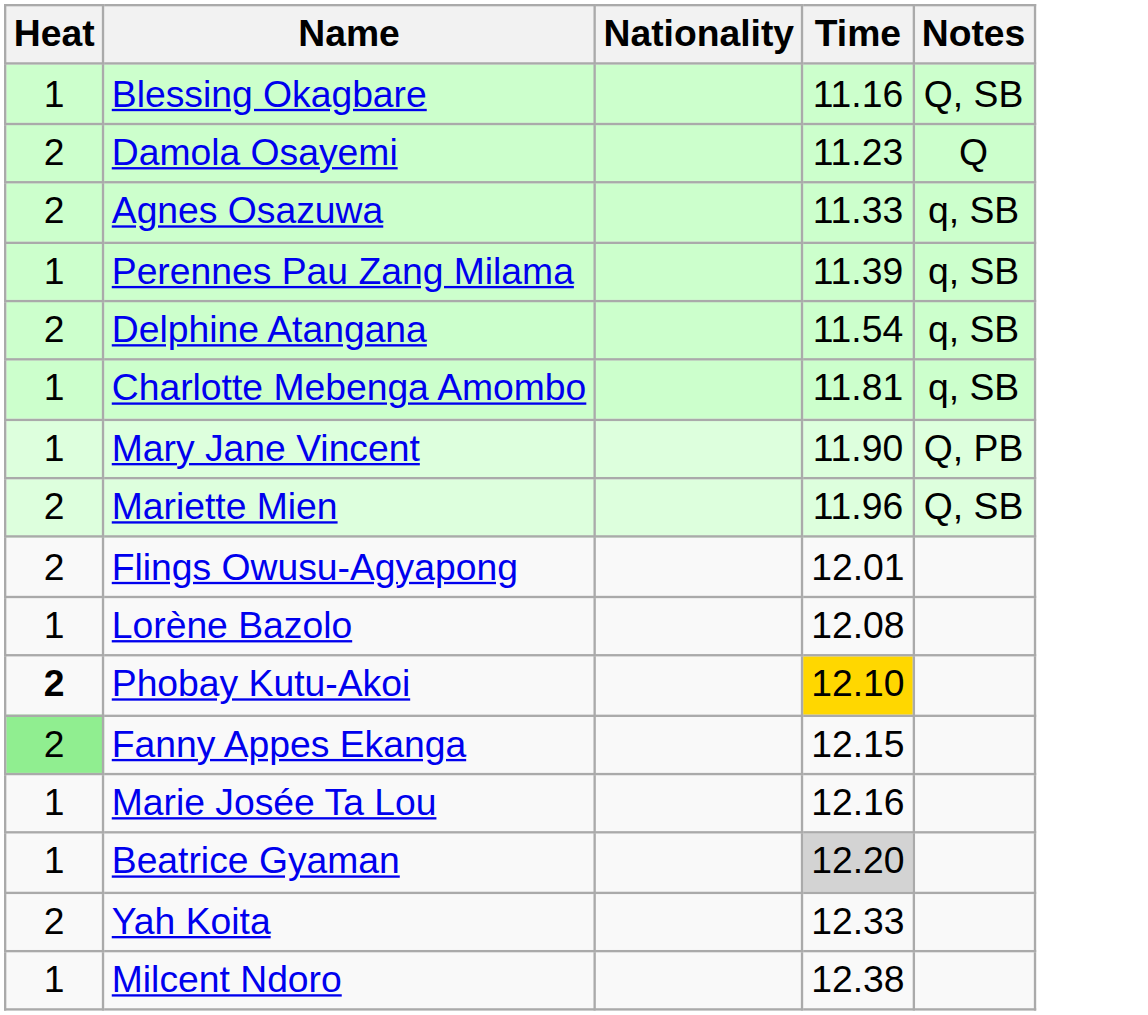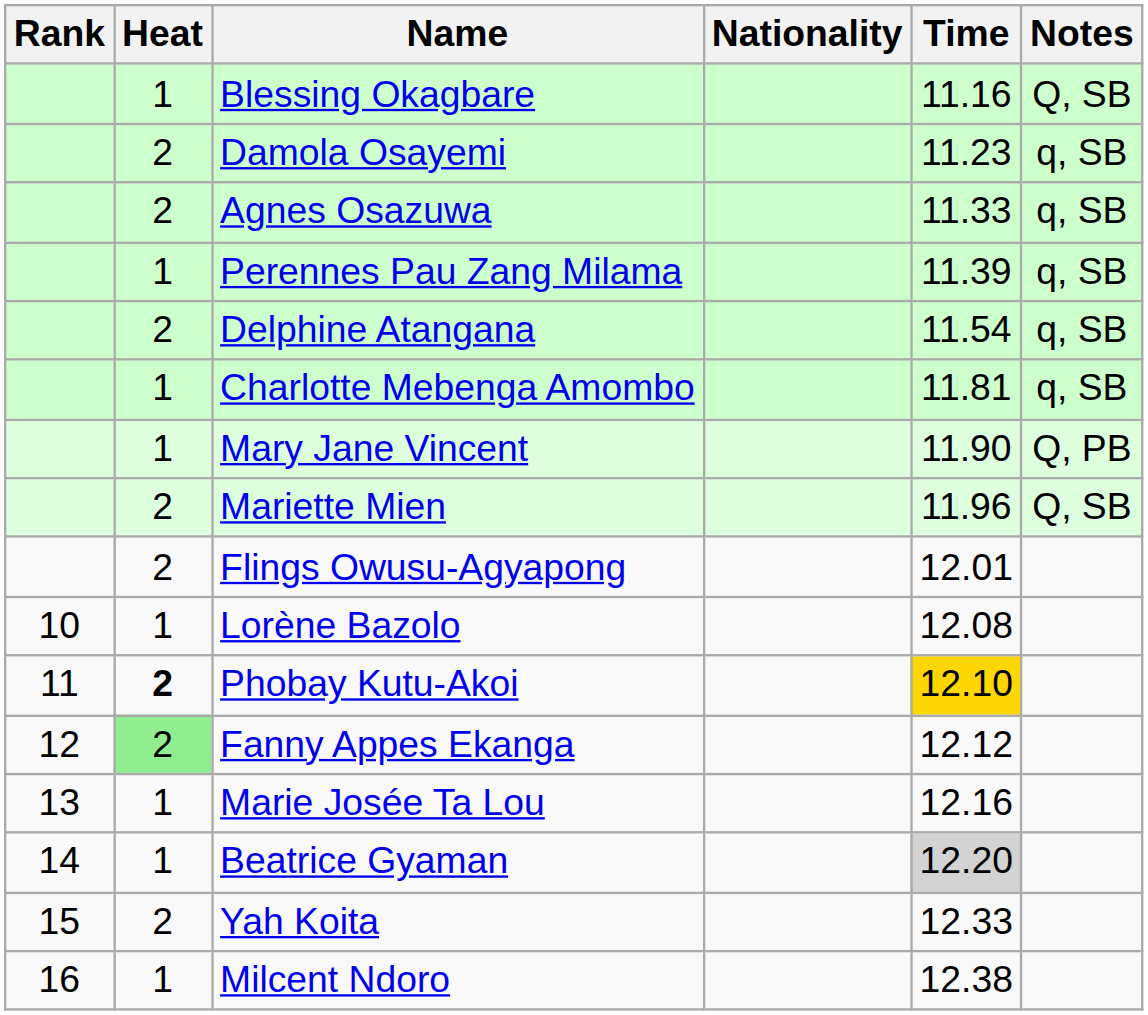+ column: (59, 34)
(974, 152) Q -> (1082, 152) q, SB
(858, 743) 12.15 -> (966, 743) 12.12
